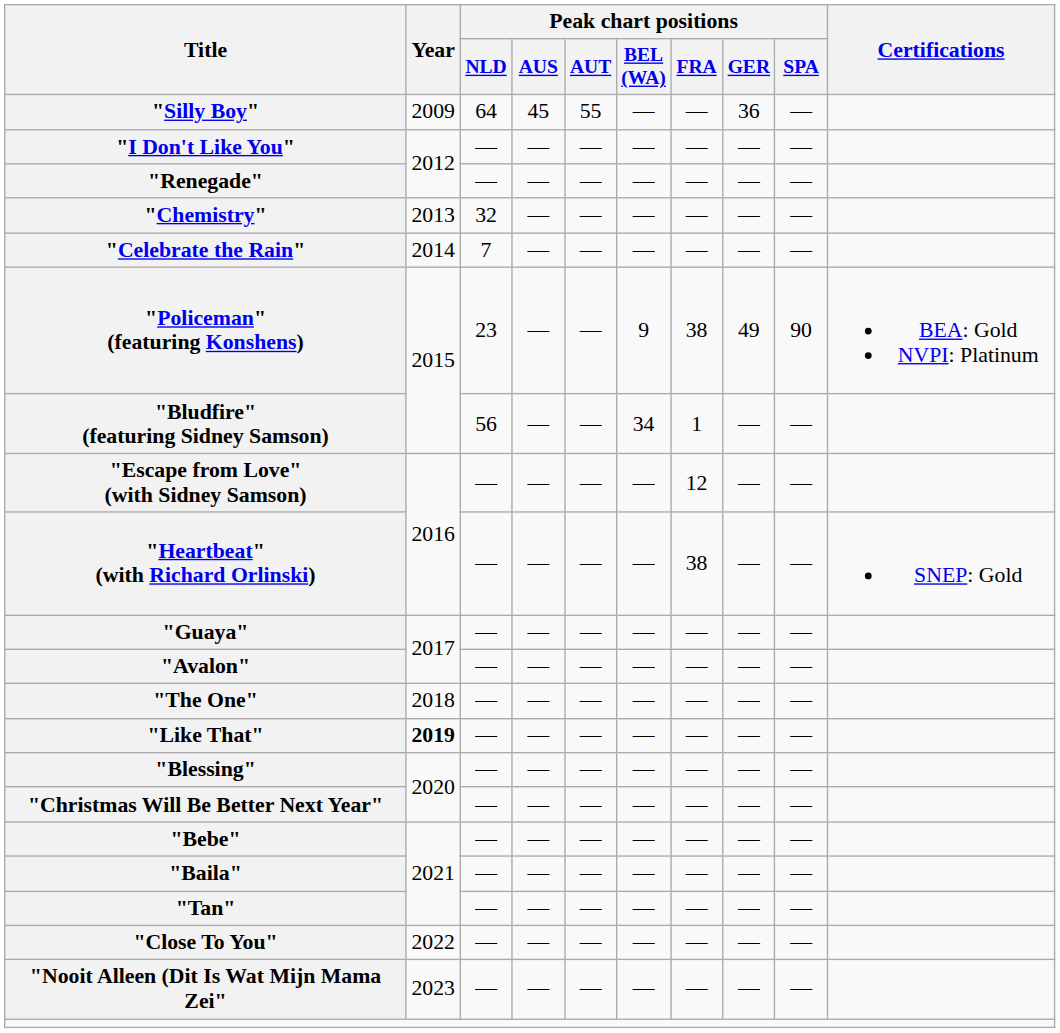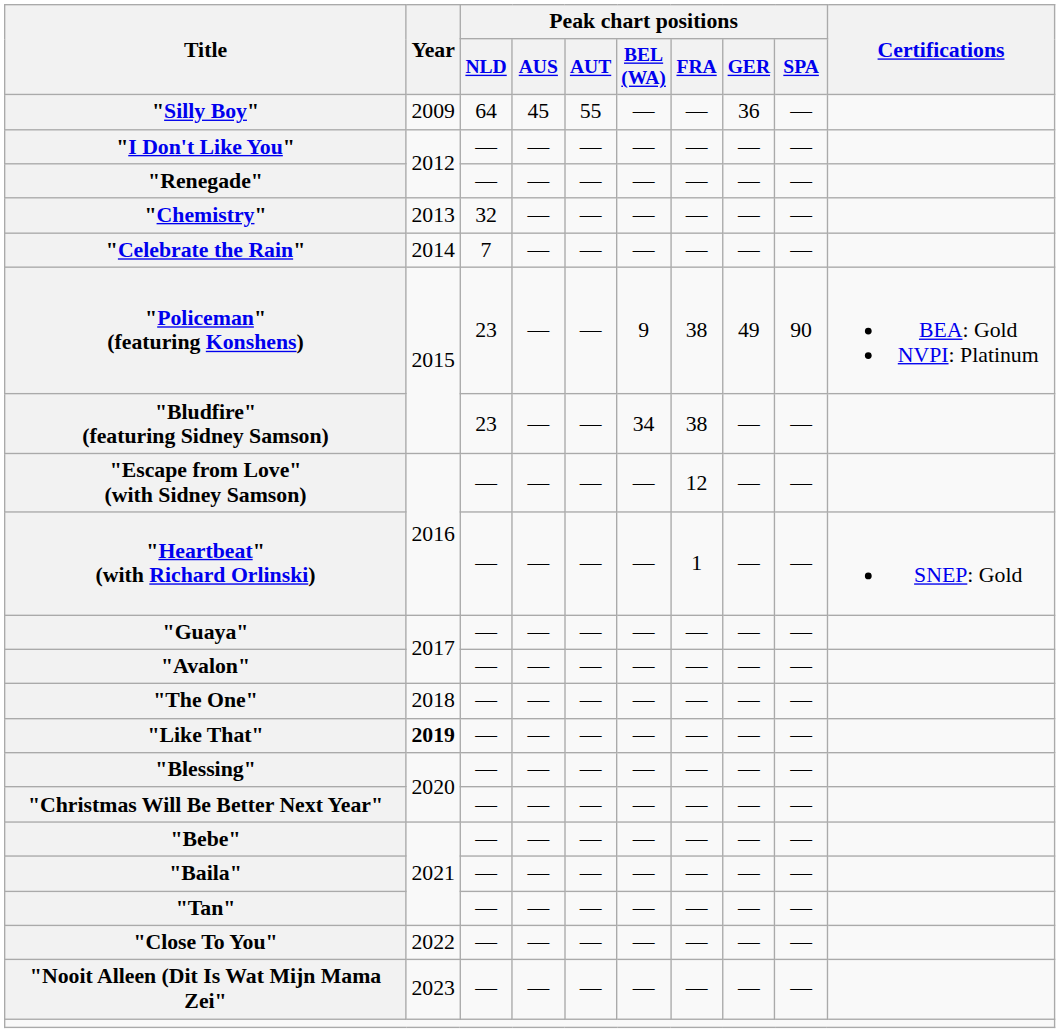(486, 423) 56 -> (486, 423) 23
(697, 423) 1 -> (697, 423) 38
(697, 563) 38 -> (697, 563) 1
